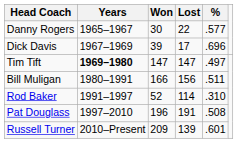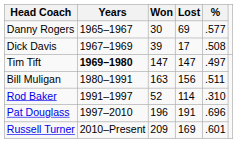(184, 29) 22 -> (184, 29) 69
(215, 46) .696 -> (215, 46) .508
(159, 79) 166 -> (159, 79) 163
(215, 113) .508 -> (215, 113) .696
(187, 130) 139 -> (187, 130) 169
